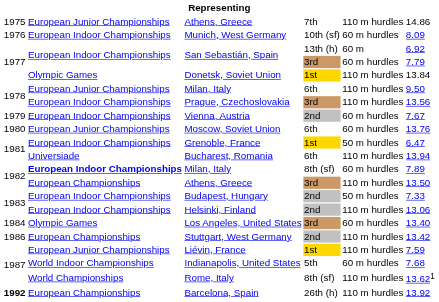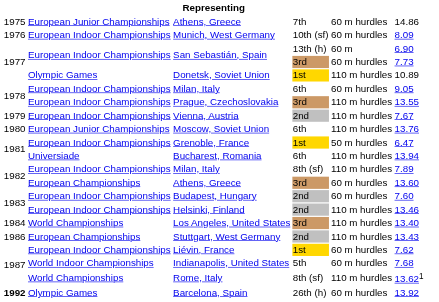(373, 21) 110 m hurdles -> (359, 21) 60 m hurdles
(415, 48) 6.92 -> (404, 48) 6.90
(415, 62) 7.79 -> (404, 62) 7.73
(418, 75) 13.84 -> (407, 75) 10.89
(99, 89) European Junior Championships -> (99, 89) European Indoor Championships
(373, 89) 110 m hurdles -> (359, 89) 60 m hurdles
(415, 89) 9.50 -> (404, 89) 9.05
(418, 102) 13.56 -> (407, 102) 13.55
(371, 115) 60 m hurdles -> (362, 115) 110 m hurdles
(371, 129) 60 m hurdles -> (362, 129) 110 m hurdles
(105, 169) bold -> (99, 169) normal
(371, 169) 60 m hurdles -> (362, 169) 110 m hurdles
(373, 182) 110 m hurdles -> (359, 182) 60 m hurdles
(418, 182) 13.50 -> (407, 182) 13.60
(371, 196) 50 m hurdles -> (359, 196) 60 m hurdles
(415, 196) 7.33 -> (404, 196) 7.60
(418, 209) 13.06 -> (407, 209) 13.46
(63, 223) Olympic Games -> (76, 223) World Championships
(371, 223) 60 m hurdles -> (362, 223) 110 m hurdles
(418, 236) 13.42 -> (407, 236) 13.43
(99, 250) European Junior Championships -> (99, 250) European Indoor Championships
(373, 250) 110 m hurdles -> (359, 250) 60 m hurdles
(415, 250) 7.59 -> (404, 250) 7.62
(84, 292) European Championships -> (63, 292) Olympic Games
(373, 292) 110 m hurdles -> (359, 292) 60 m hurdles
